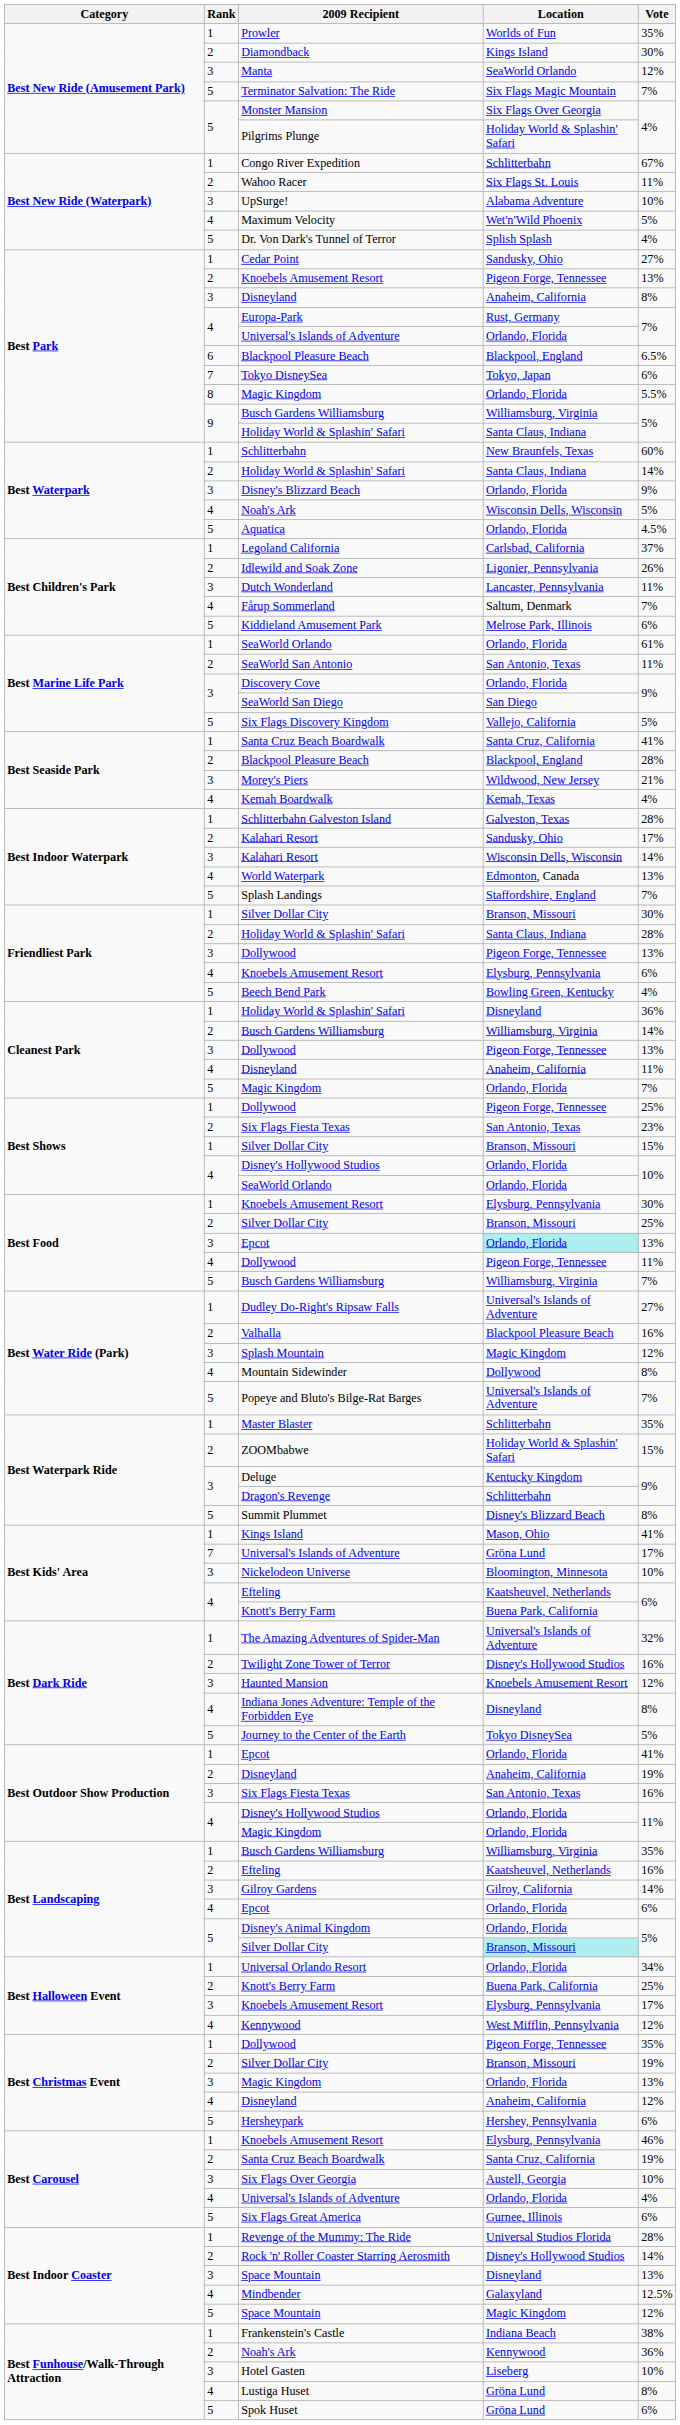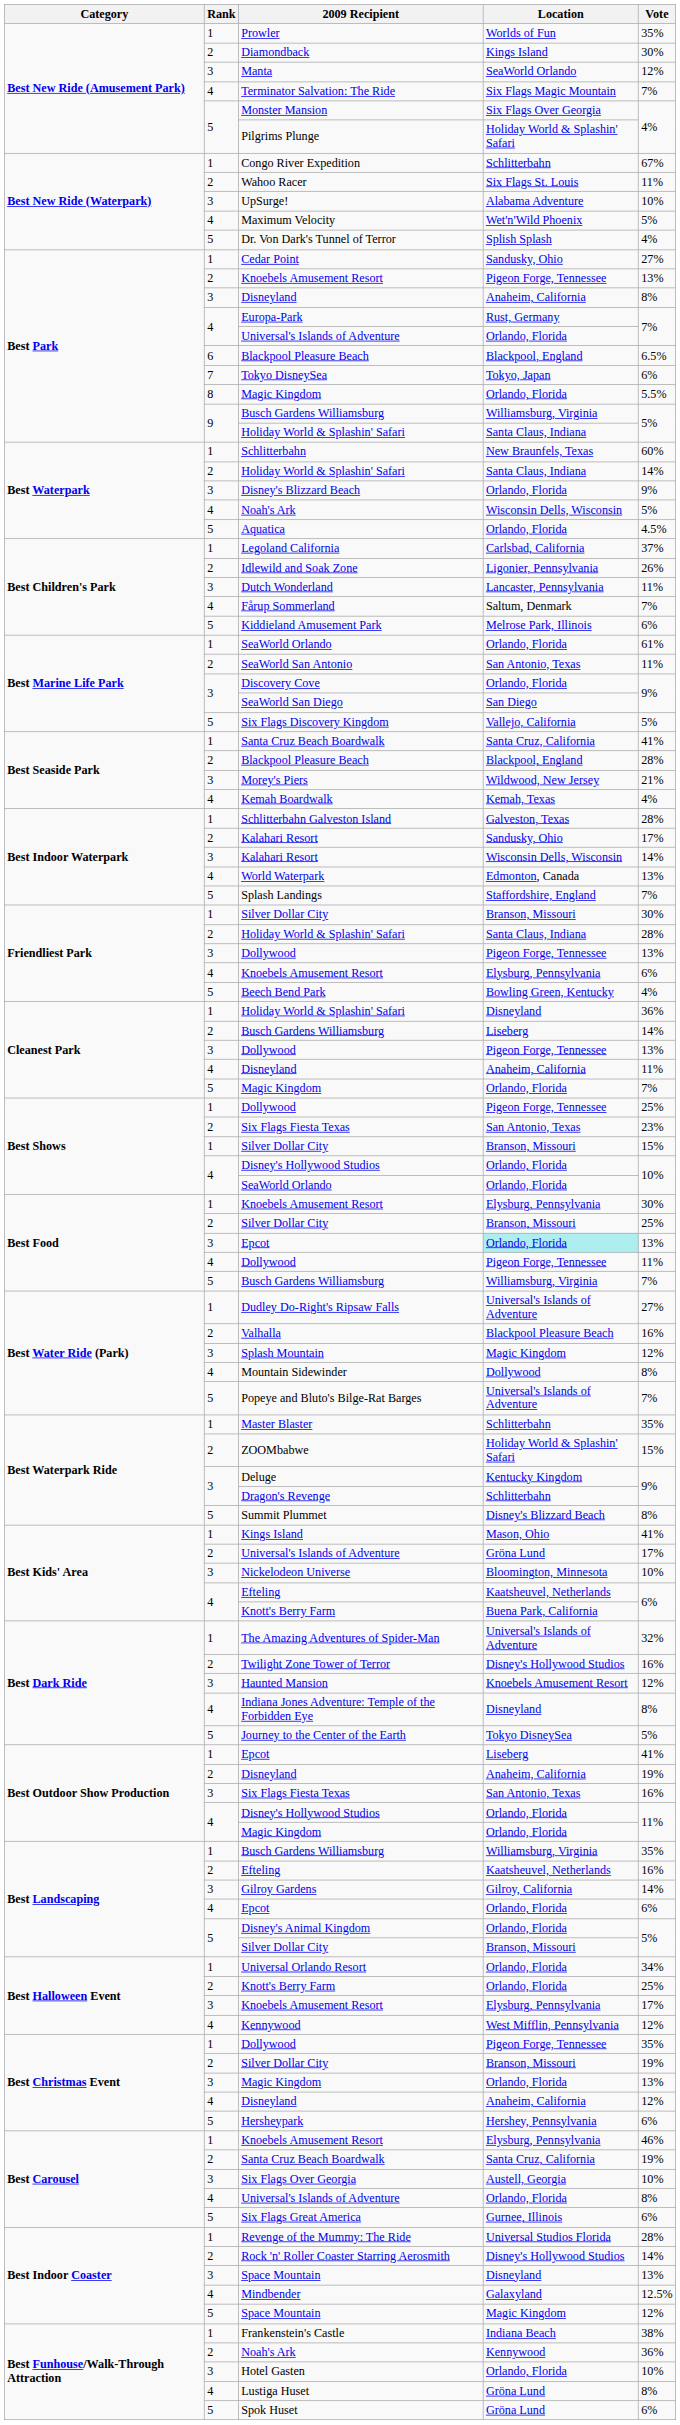(210, 91) 5 -> (210, 91) 4
(542, 1030) Williamsburg, Virginia -> (507, 1030) Liseberg
(210, 1553) 7 -> (210, 1553) 2
(526, 1754) Orlando, Florida -> (507, 1754) Liseberg
(531, 1947) paleturquoise background -> (531, 1947) no background
(542, 1986) Buena Park, California -> (526, 1986) Orlando, Florida
(649, 2198) 4% -> (649, 2198) 8%
(507, 2371) Liseberg -> (526, 2371) Orlando, Florida
